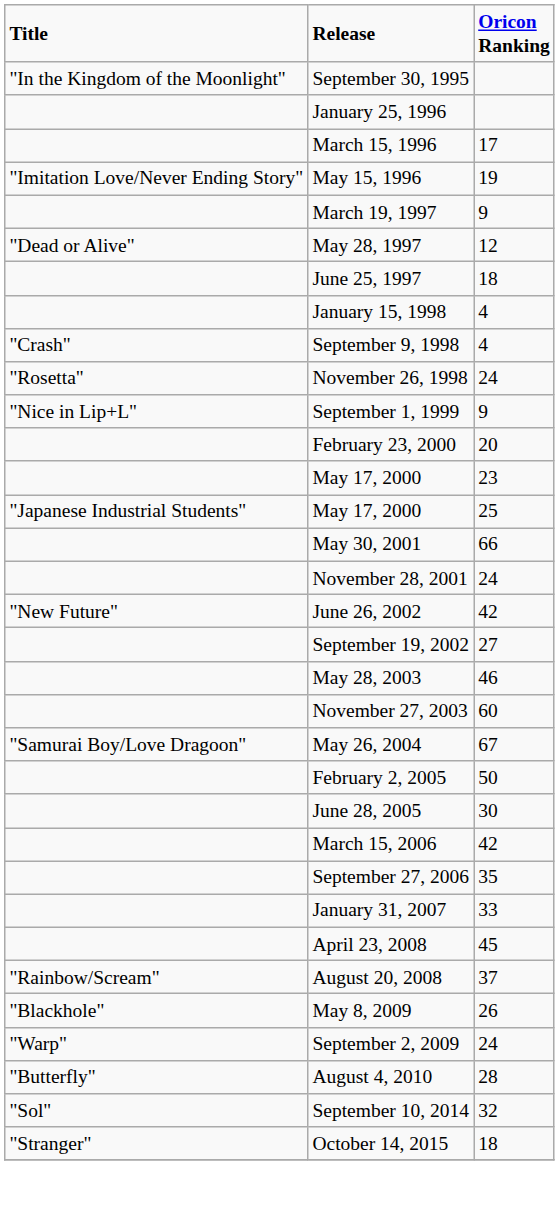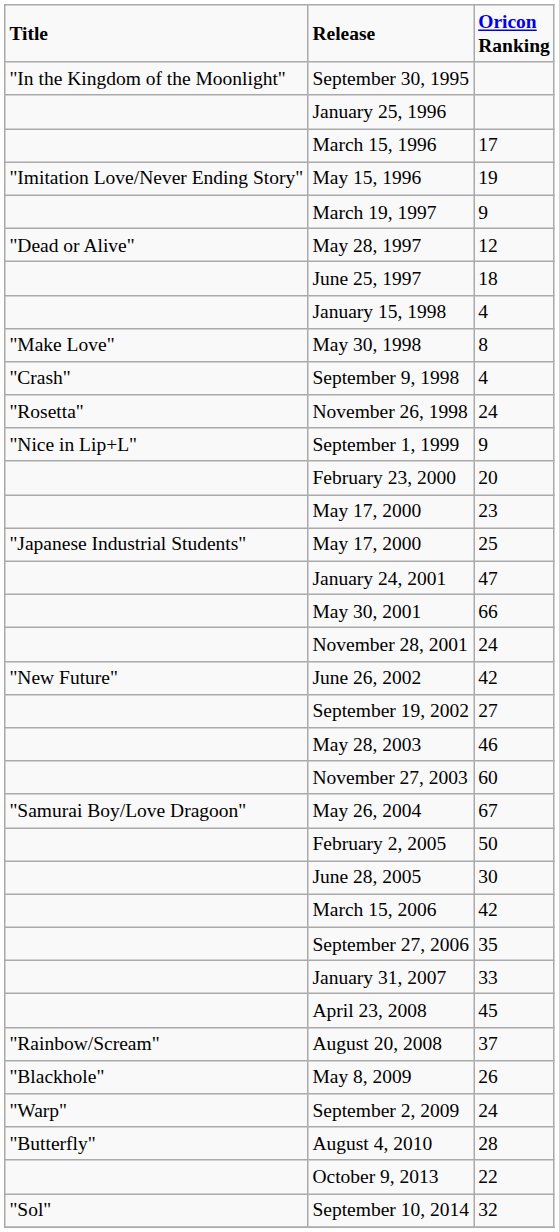+ row: (367, 344)
+ row: (379, 577)
+ row: (376, 1176)
- row: (380, 1143)
